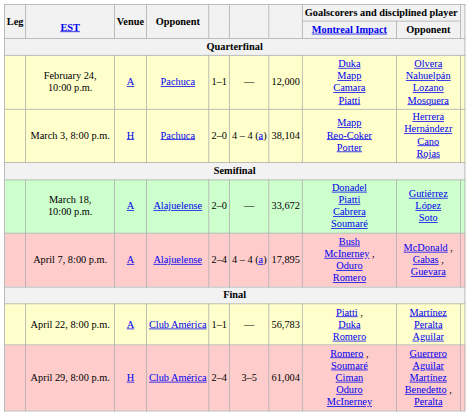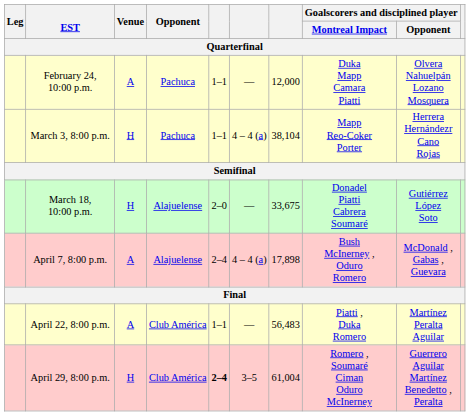(219, 135) 2–0 -> (219, 135) 1–1
(130, 206) A -> (130, 206) H
(286, 206) 33,672 -> (286, 206) 33,675
(286, 259) 17,895 -> (286, 259) 17,898
(286, 324) 56,783 -> (286, 324) 56,483
(219, 377) normal -> (219, 377) bold
